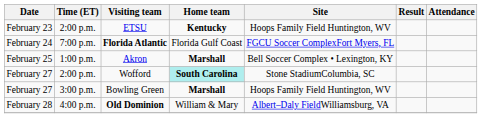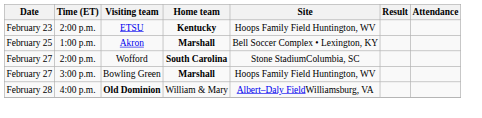- row: (135, 43)
(207, 74) paleturquoise background -> (197, 59) no background
